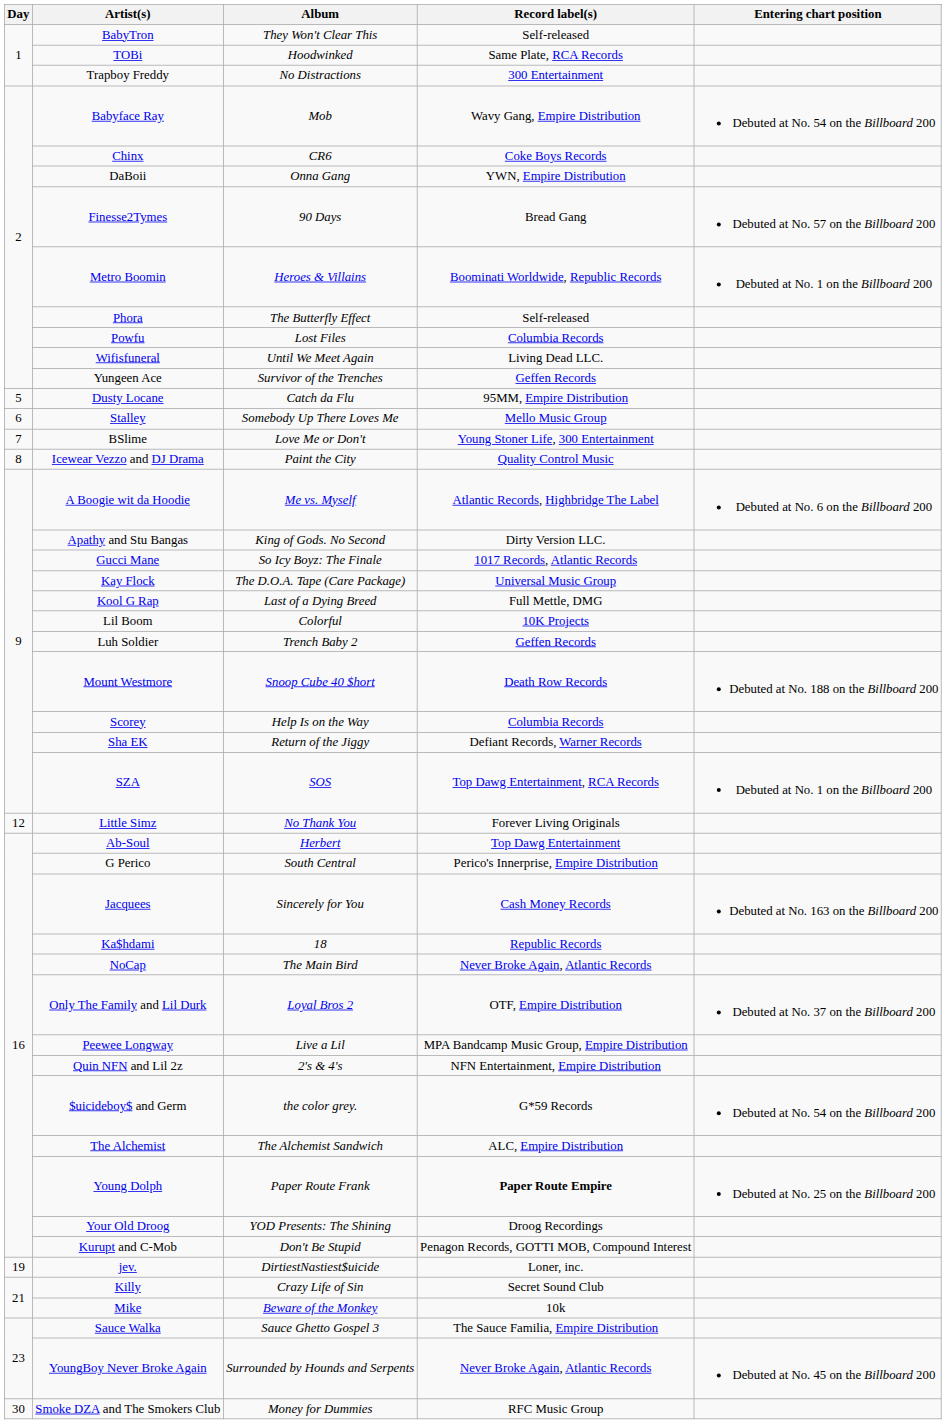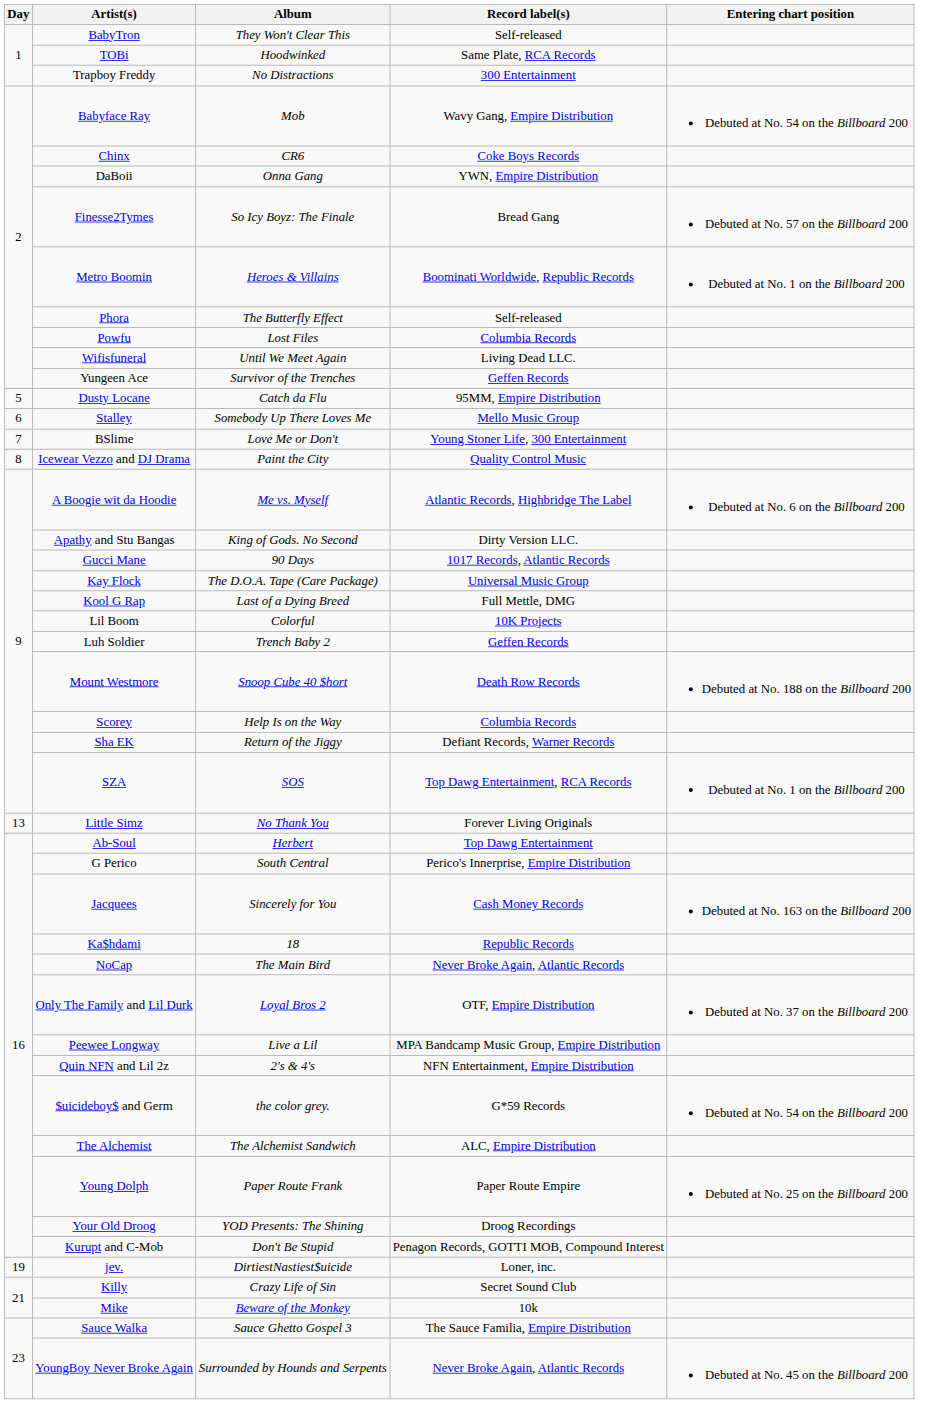(320, 216) 90 Days -> (293, 216) So Icy Boyz: The Finale
(320, 560) So Icy Boyz: The Finale -> (293, 560) 90 Days
(18, 823) 12 -> (18, 823) 13
(556, 1186) bold -> (528, 1186) normal
- row: (128, 1408)
